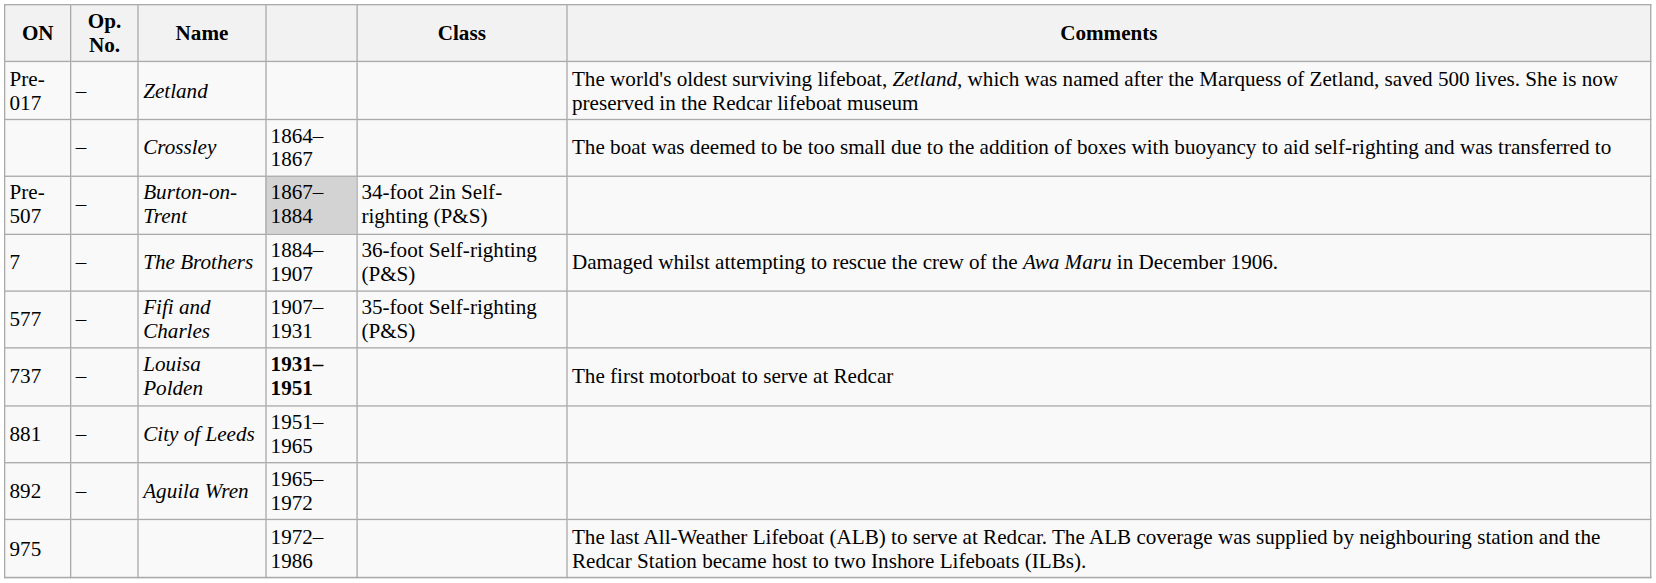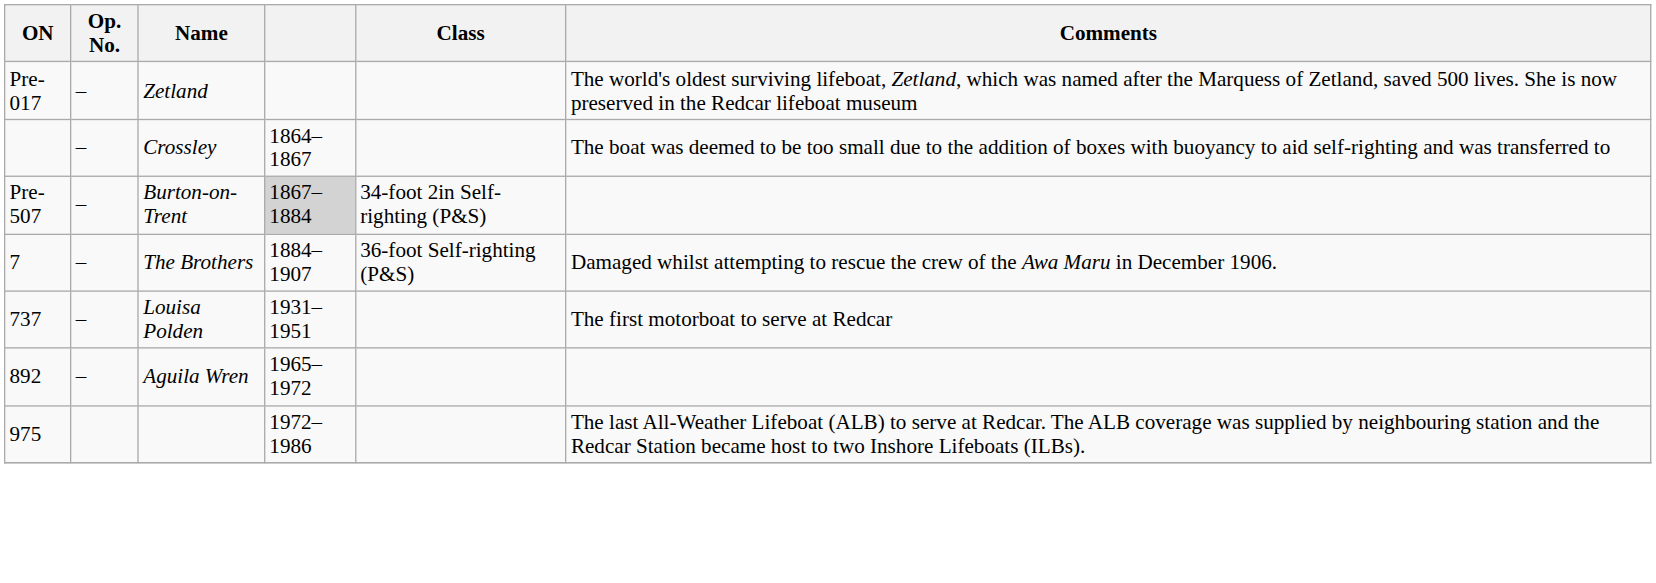- row: (25, 319)
(297, 376) bold -> (296, 319) normal
- row: (25, 433)
